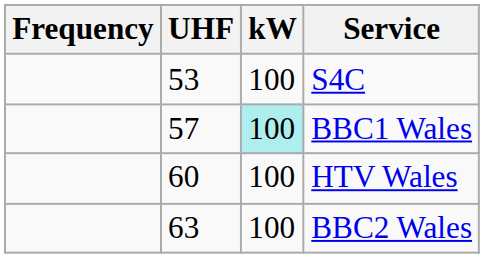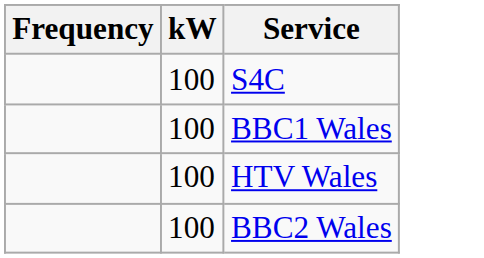- column: (201, 29)
(272, 128) paleturquoise background -> (192, 128) no background
